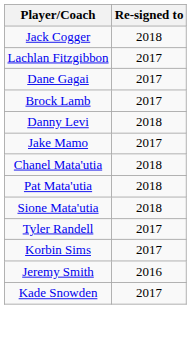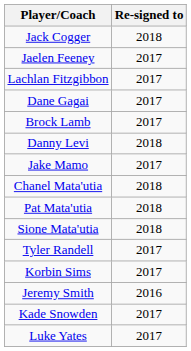+ row: (58, 58)
+ row: (58, 336)
